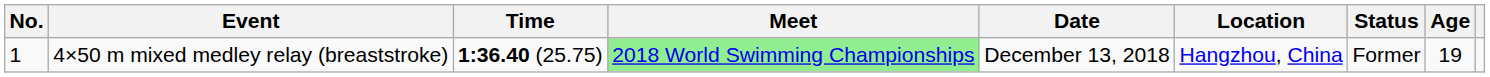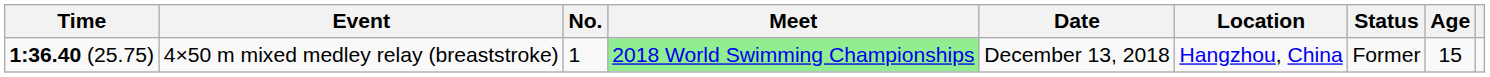columns swapped: (27, 21) <-> (530, 21)
(1450, 54) 19 -> (1450, 54) 15
